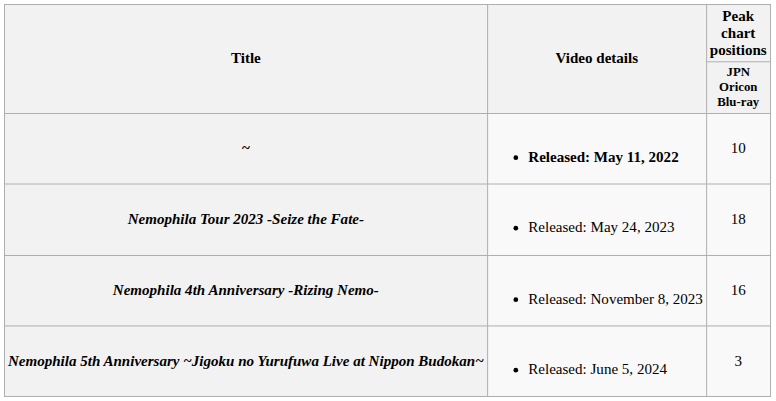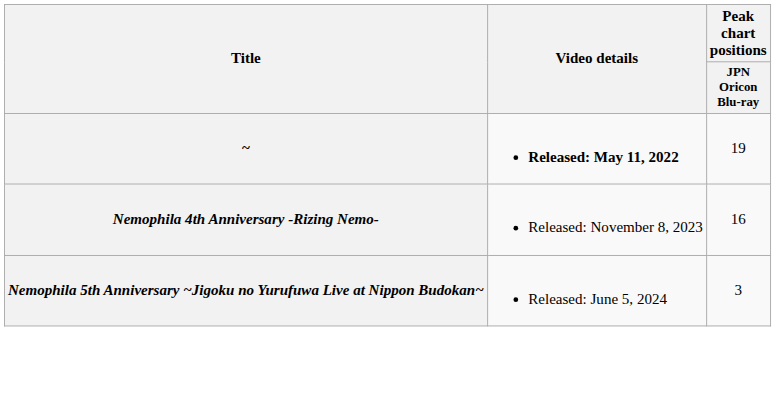(738, 148) 10 -> (738, 148) 19
- row: (246, 219)
